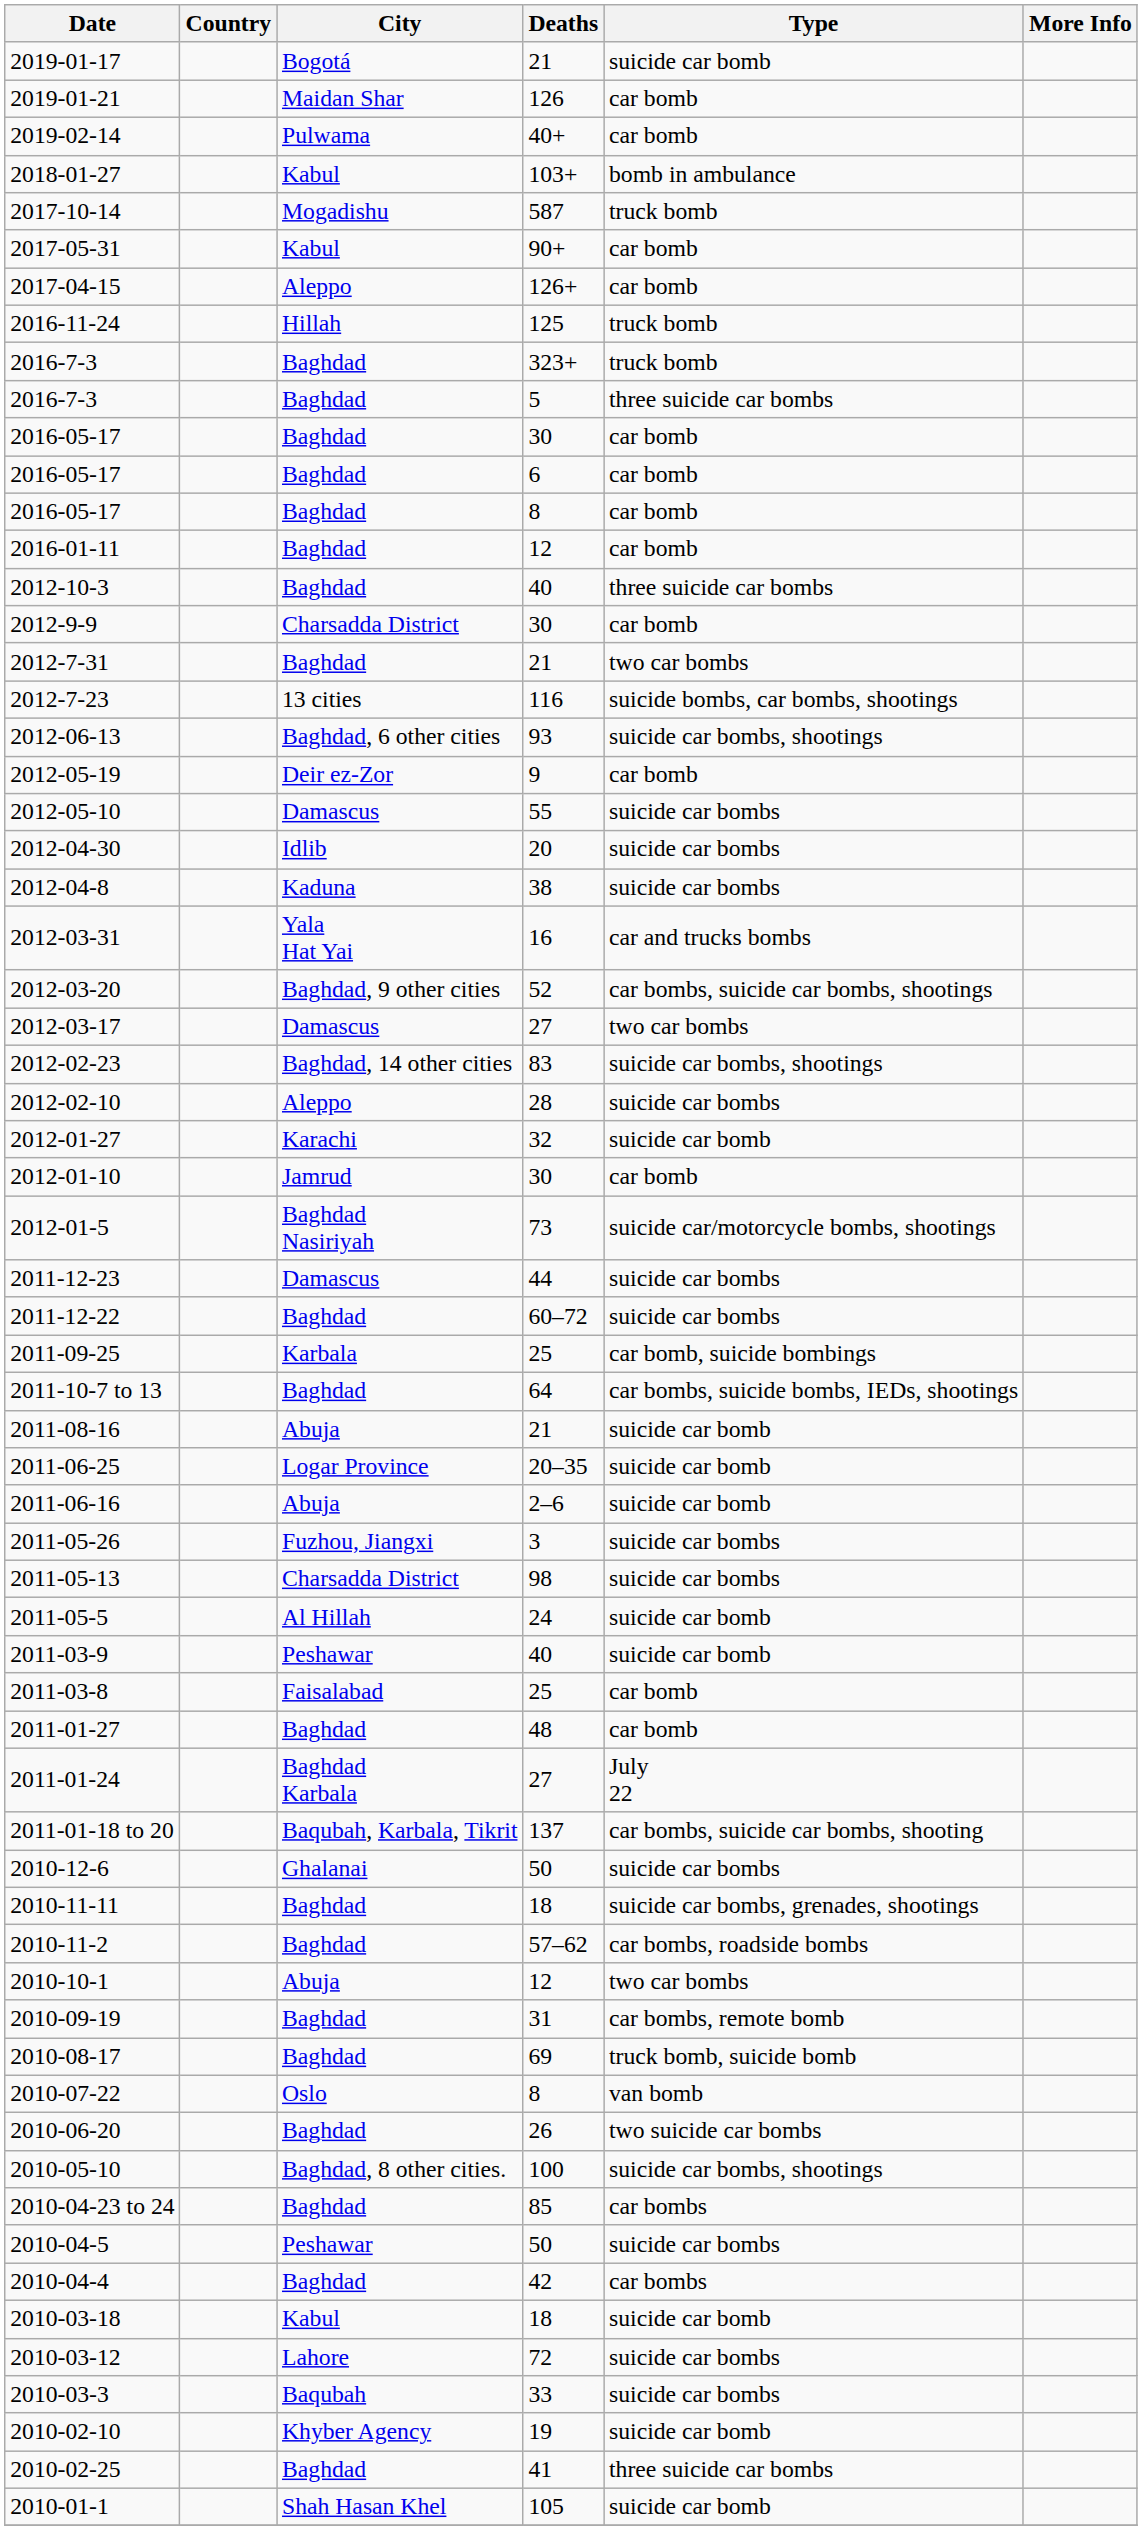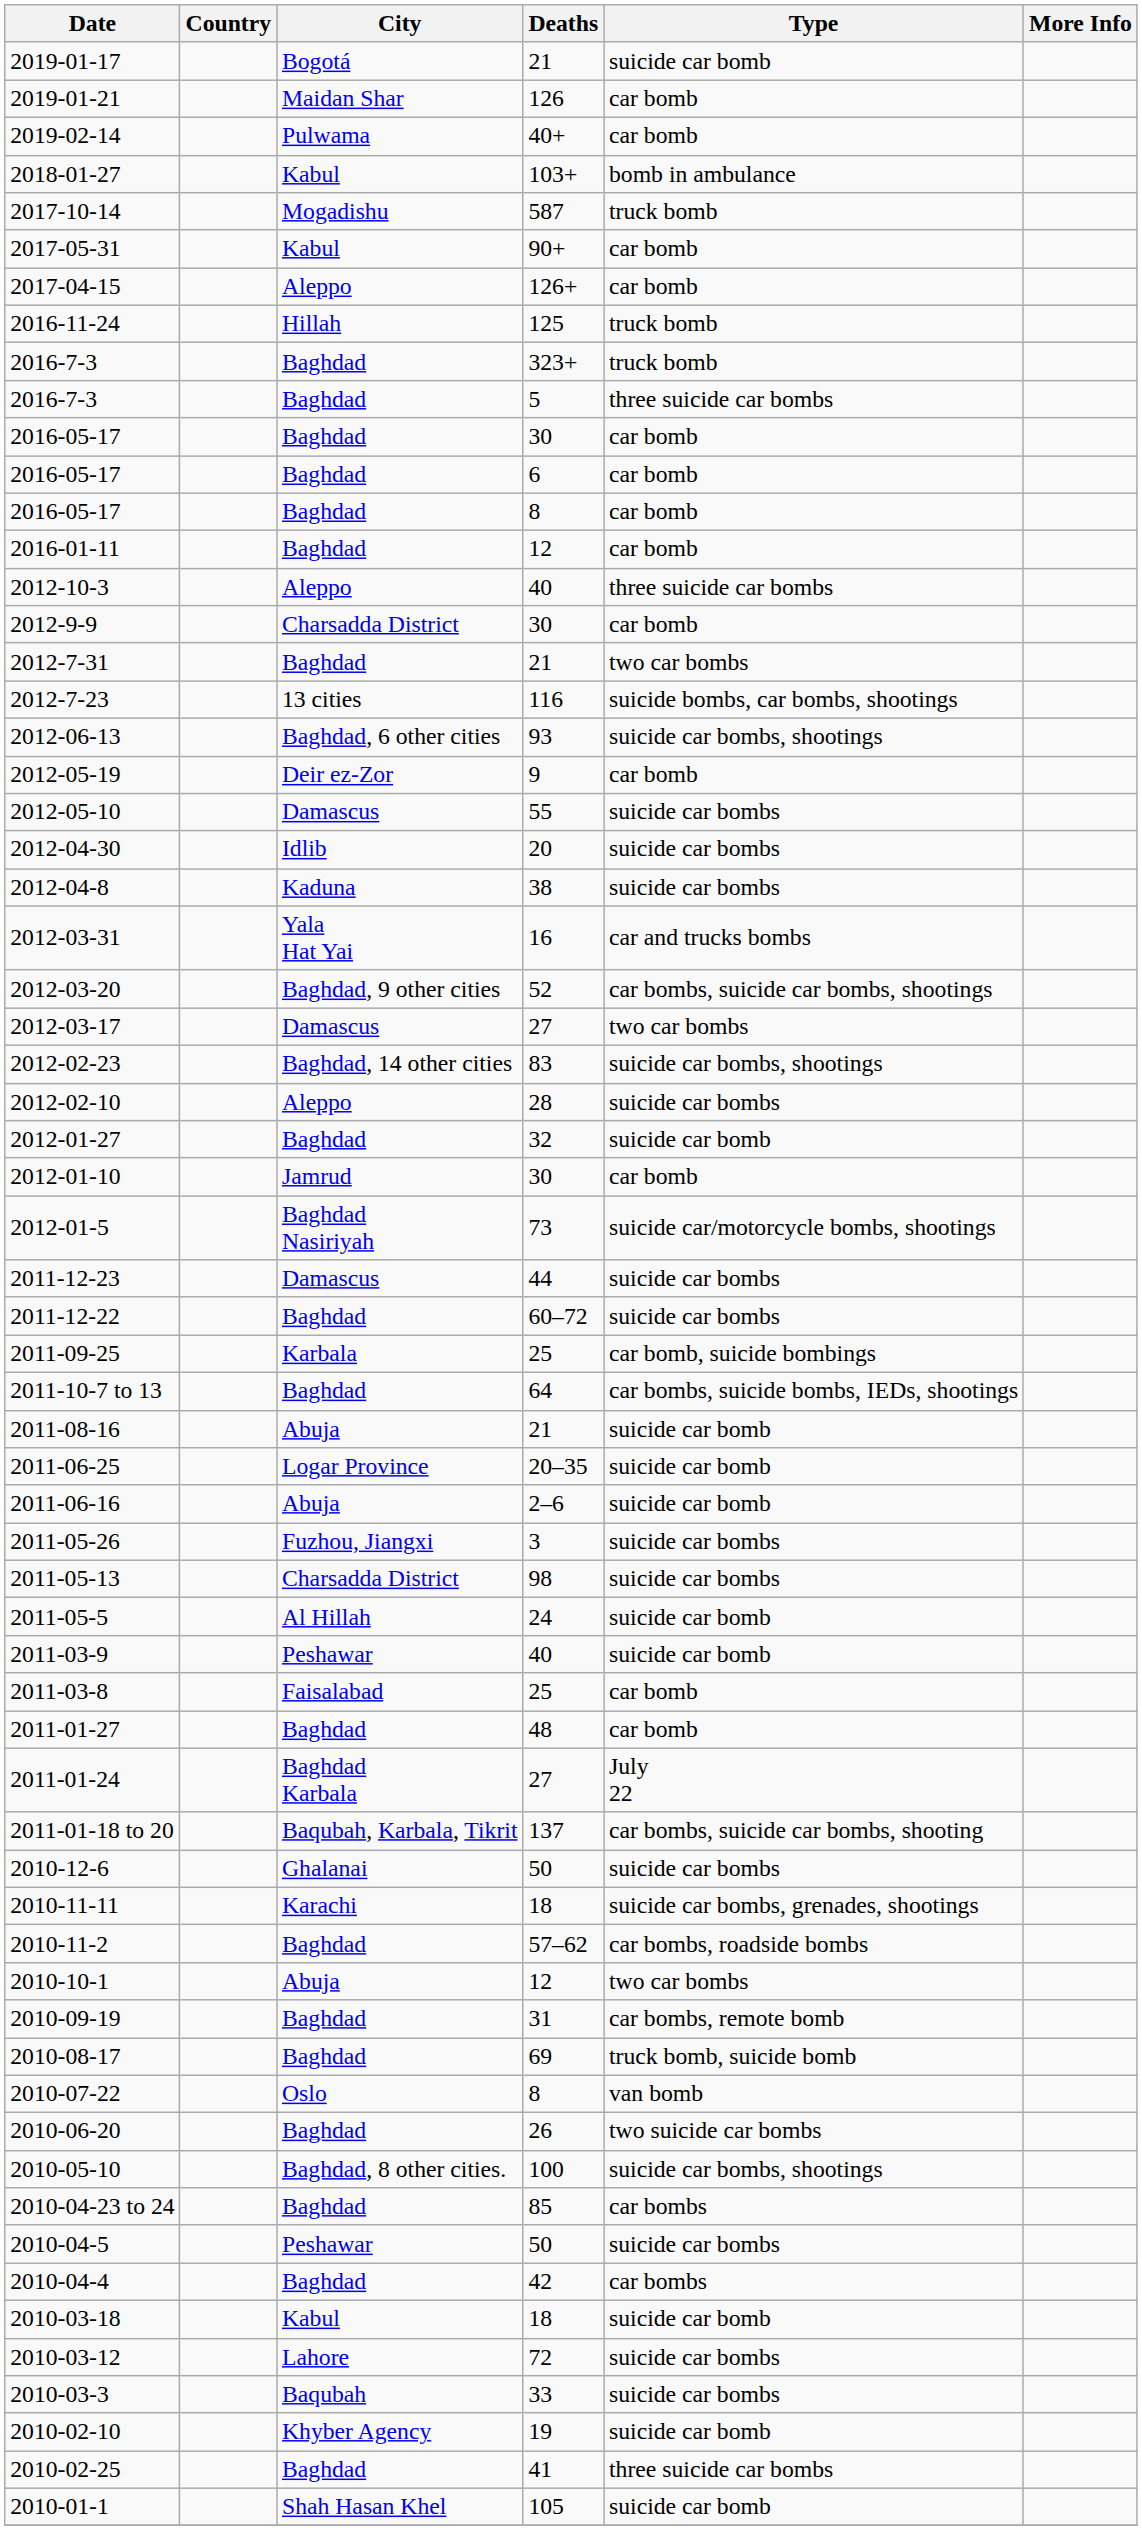(324, 586) Baghdad -> (317, 586) Aleppo
(319, 1139) Karachi -> (324, 1139) Baghdad
(324, 1905) Baghdad -> (319, 1905) Karachi
